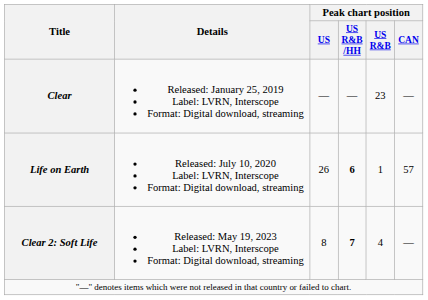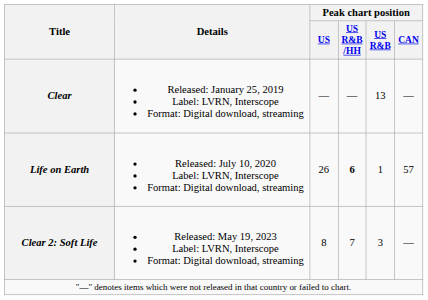(380, 96) 23 -> (380, 96) 13
(352, 243) bold -> (352, 243) normal
(380, 243) 4 -> (380, 243) 3
